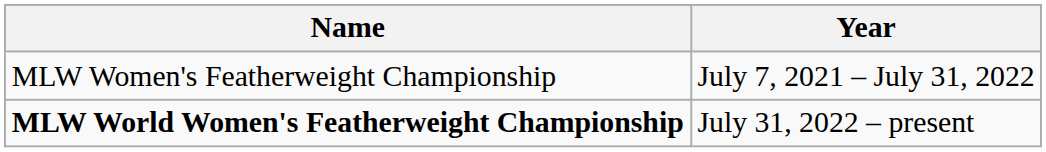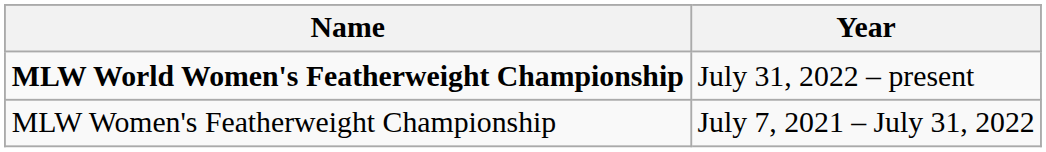rows swapped: (284, 75) <-> (348, 122)
